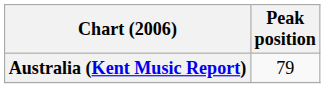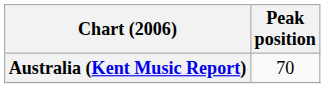(285, 67) 79 -> (285, 67) 70
